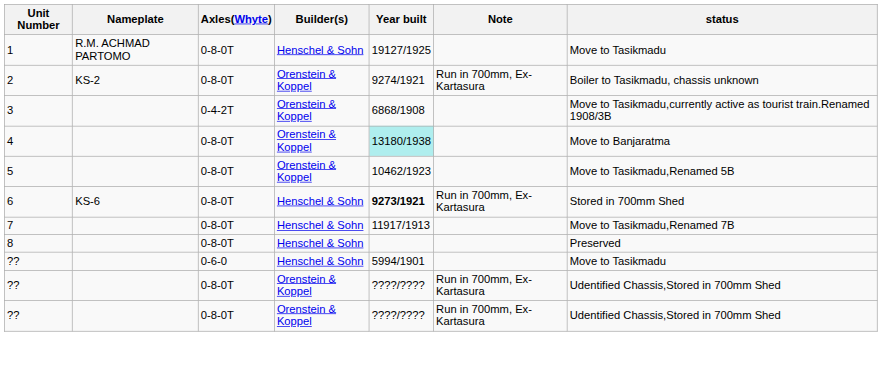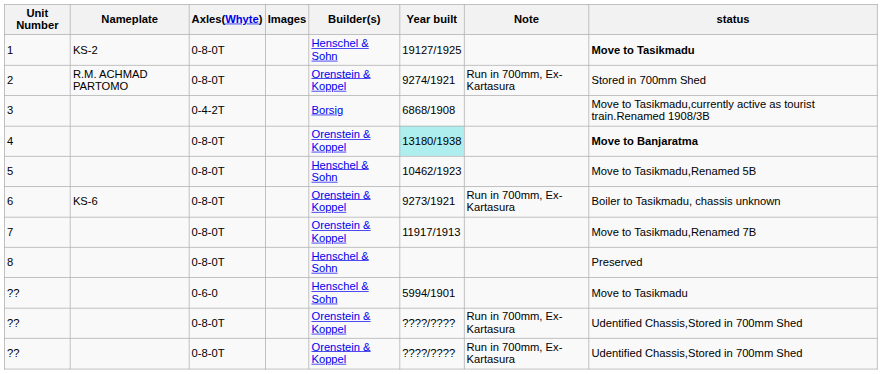+ column: (287, 19)
(112, 50) R.M. ACHMAD PARTOMO -> (85, 50) KS-2
(618, 50) normal -> (643, 50) bold
(88, 80) KS-2 -> (110, 80) R.M. ACHMAD PARTOMO
(664, 80) Boiler to Tasikmadu, chassis unknown -> (649, 80) Stored in 700mm Shed
(306, 110) Orenstein & Koppel -> (327, 110) Borsig
(620, 141) normal -> (645, 141) bold
(306, 171) Orenstein & Koppel -> (340, 171) Henschel & Sohn
(320, 201) Henschel & Sohn -> (341, 201) Orenstein & Koppel
(398, 201) bold -> (429, 201) normal
(627, 201) Stored in 700mm Shed -> (686, 201) Boiler to Tasikmadu, chassis unknown
(320, 225) Henschel & Sohn -> (341, 232) Orenstein & Koppel
